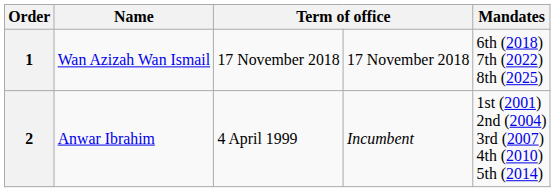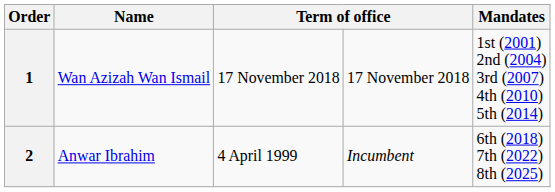(510, 60) 6th (2018) 7th (2022) 8th (2025) -> (512, 77) 1st (2001) 2nd (2004) 3rd (2007) 4th (2010) 5th (2014)
(512, 138) 1st (2001) 2nd (2004) 3rd (2007) 4th (2010) 5th (2014) -> (510, 156) 6th (2018) 7th (2022) 8th (2025)
